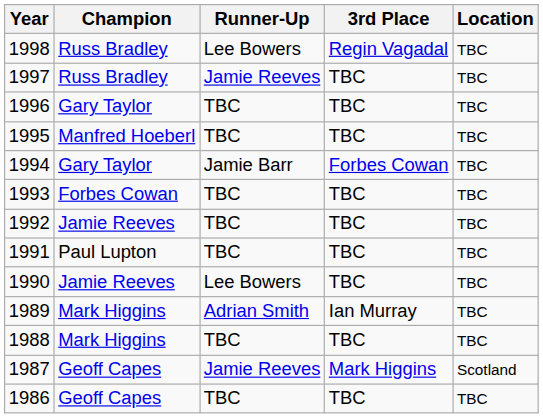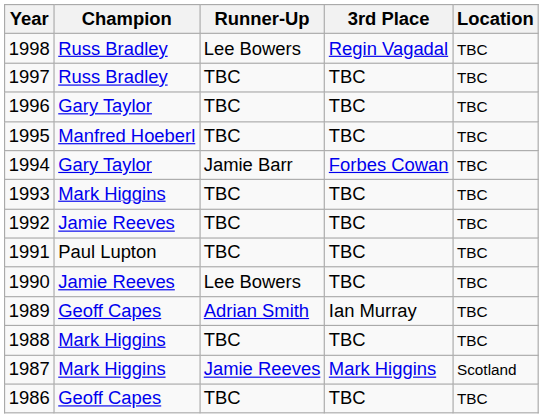(262, 77) Jamie Reeves -> (222, 77) TBC
(118, 194) Forbes Cowan -> (112, 194) Mark Higgins
(112, 310) Mark Higgins -> (110, 310) Geoff Capes
(110, 369) Geoff Capes -> (112, 369) Mark Higgins
